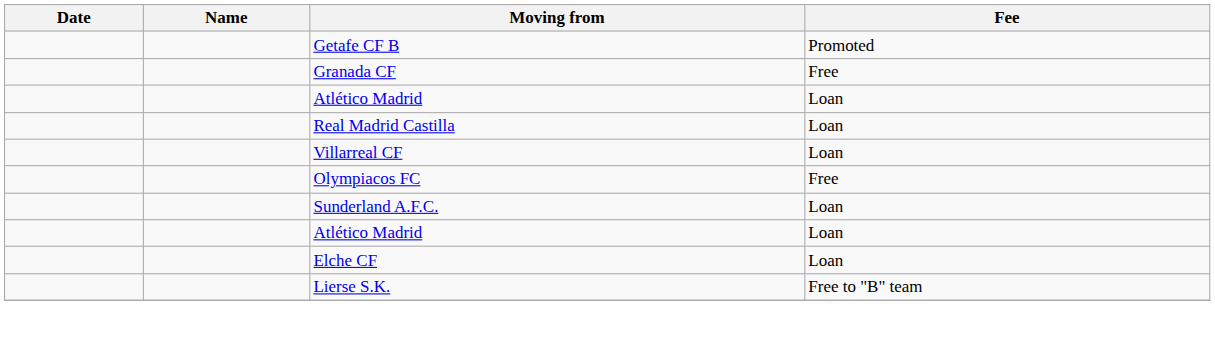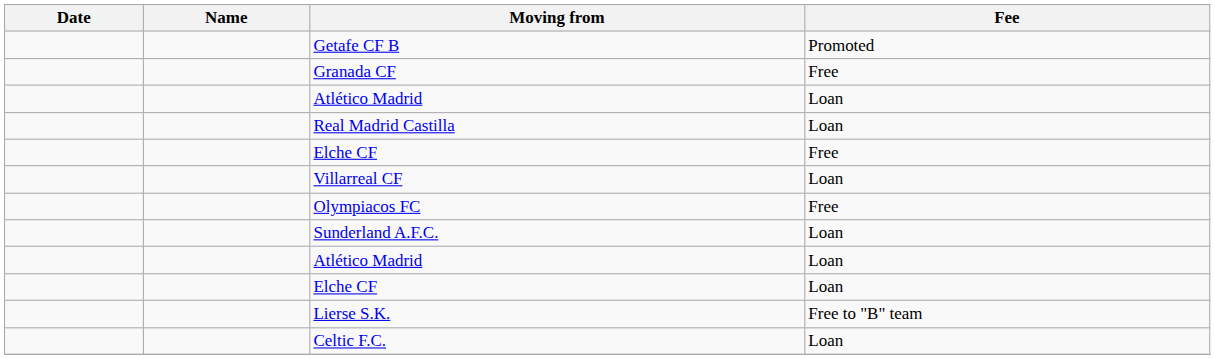+ row: (345, 152)
+ row: (350, 340)
